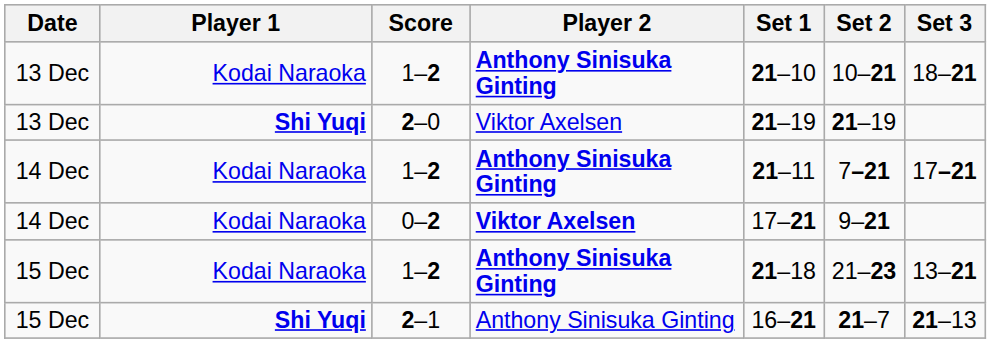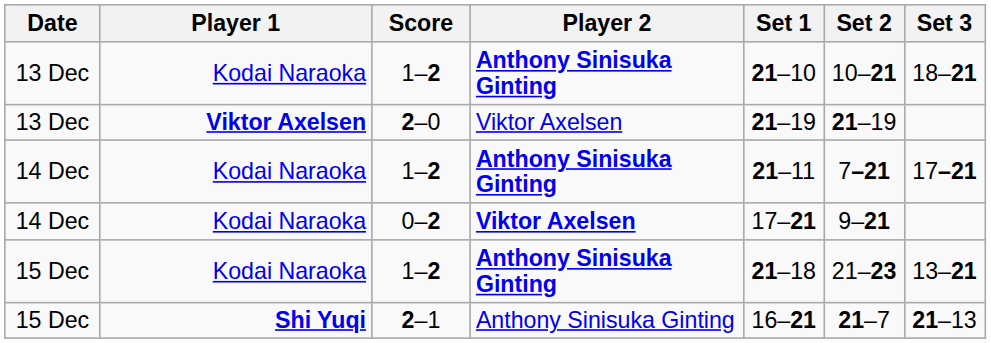(320, 123) Shi Yuqi -> (286, 123) Viktor Axelsen
